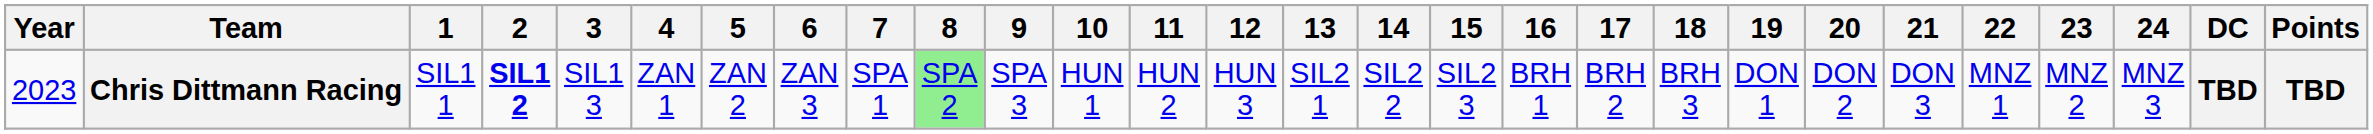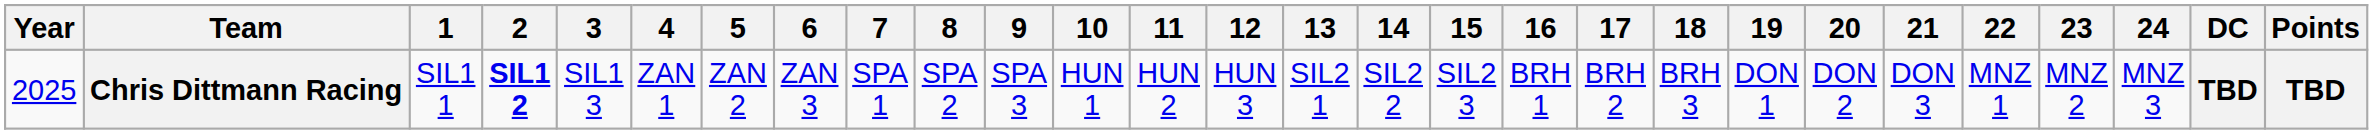(44, 89) 2023 -> (44, 89) 2025
(950, 89) lightgreen background -> (950, 89) no background
